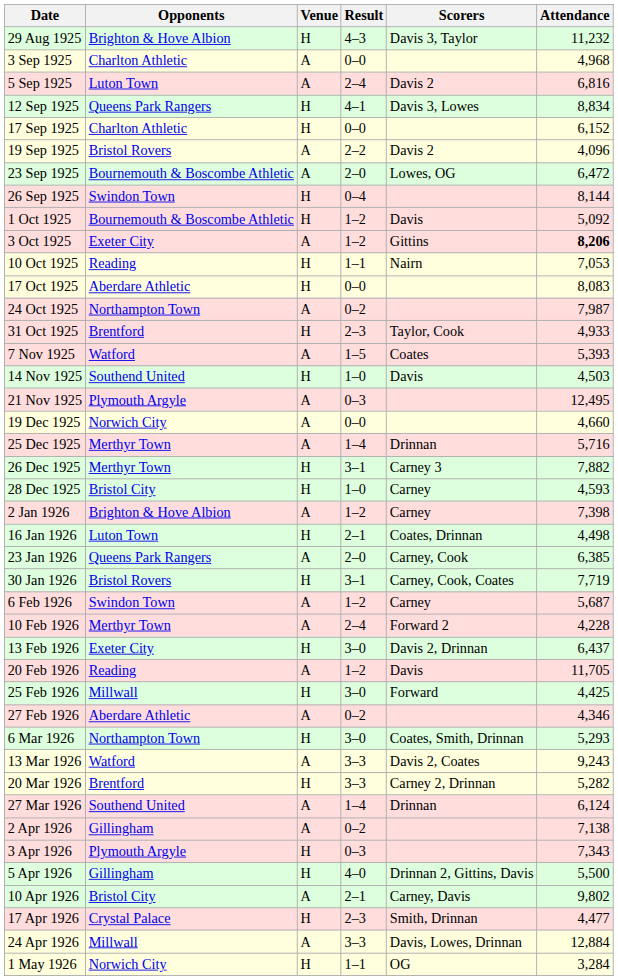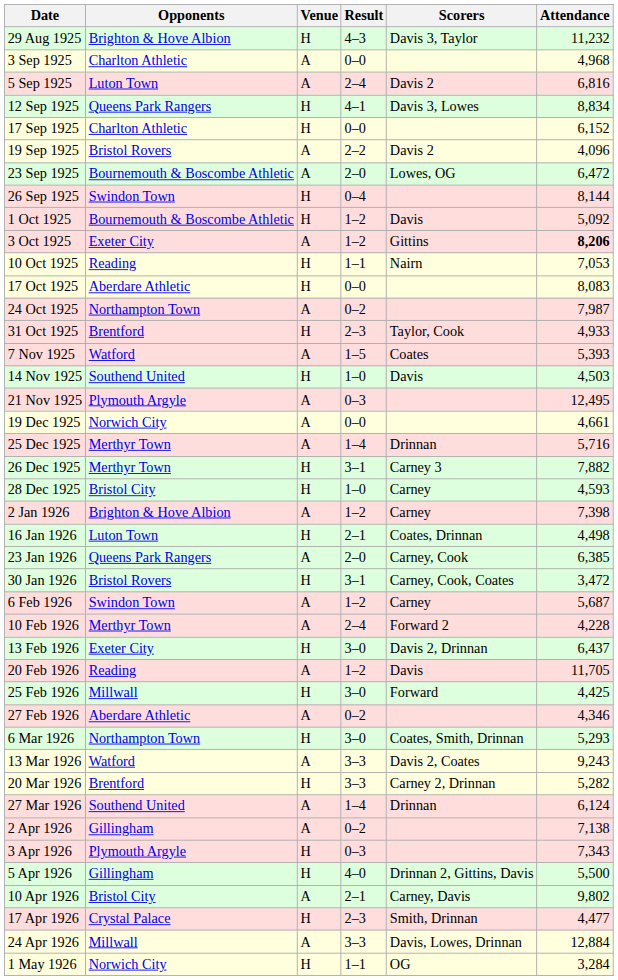(594, 422) 4,660 -> (594, 422) 4,661
(594, 580) 7,719 -> (594, 580) 3,472
